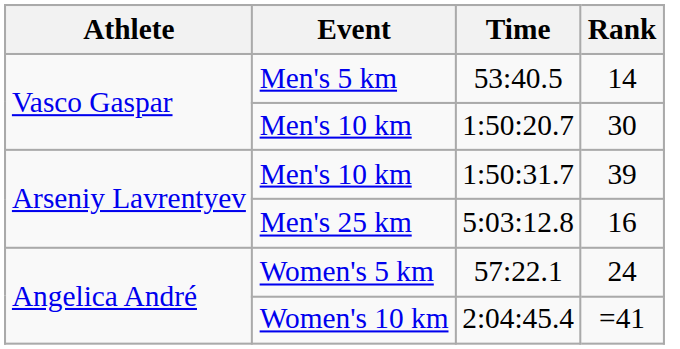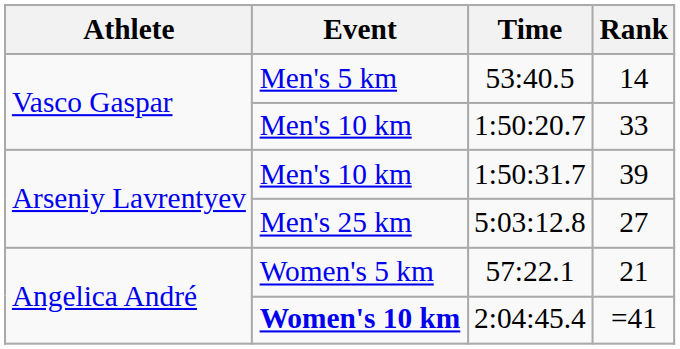(622, 126) 30 -> (634, 126) 33
(622, 222) 16 -> (634, 222) 27
(622, 271) 24 -> (634, 271) 21
(354, 319) normal -> (360, 319) bold
